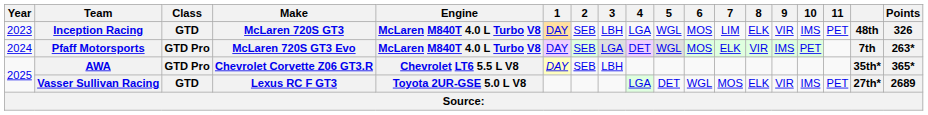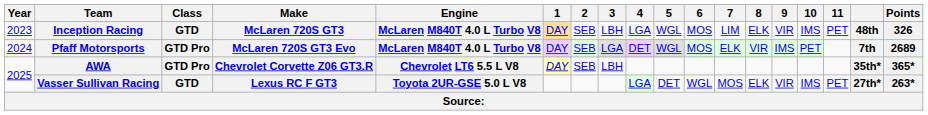(903, 48) 263* -> (903, 48) 2689
(903, 83) 2689 -> (903, 83) 263*
